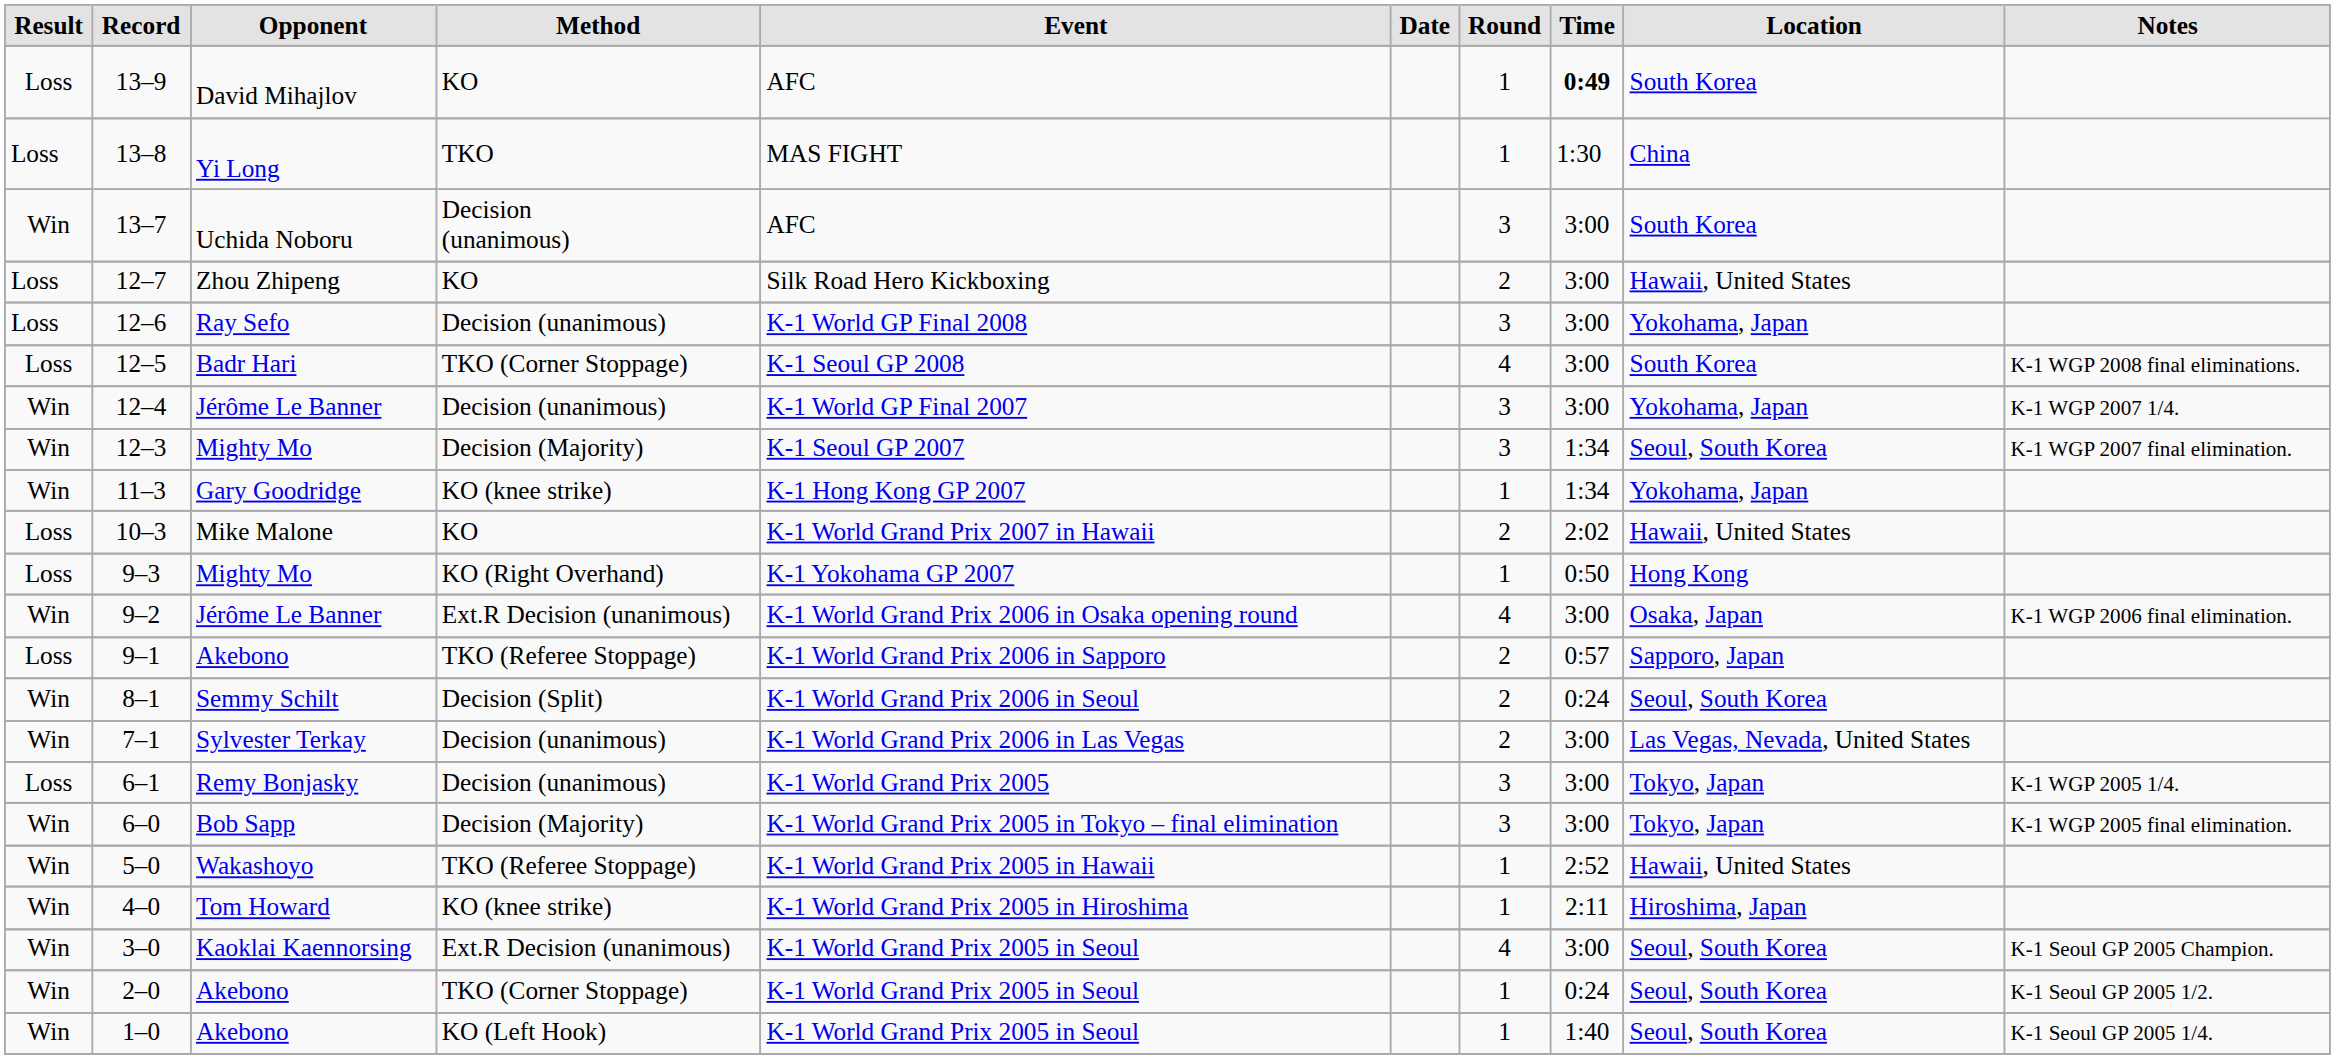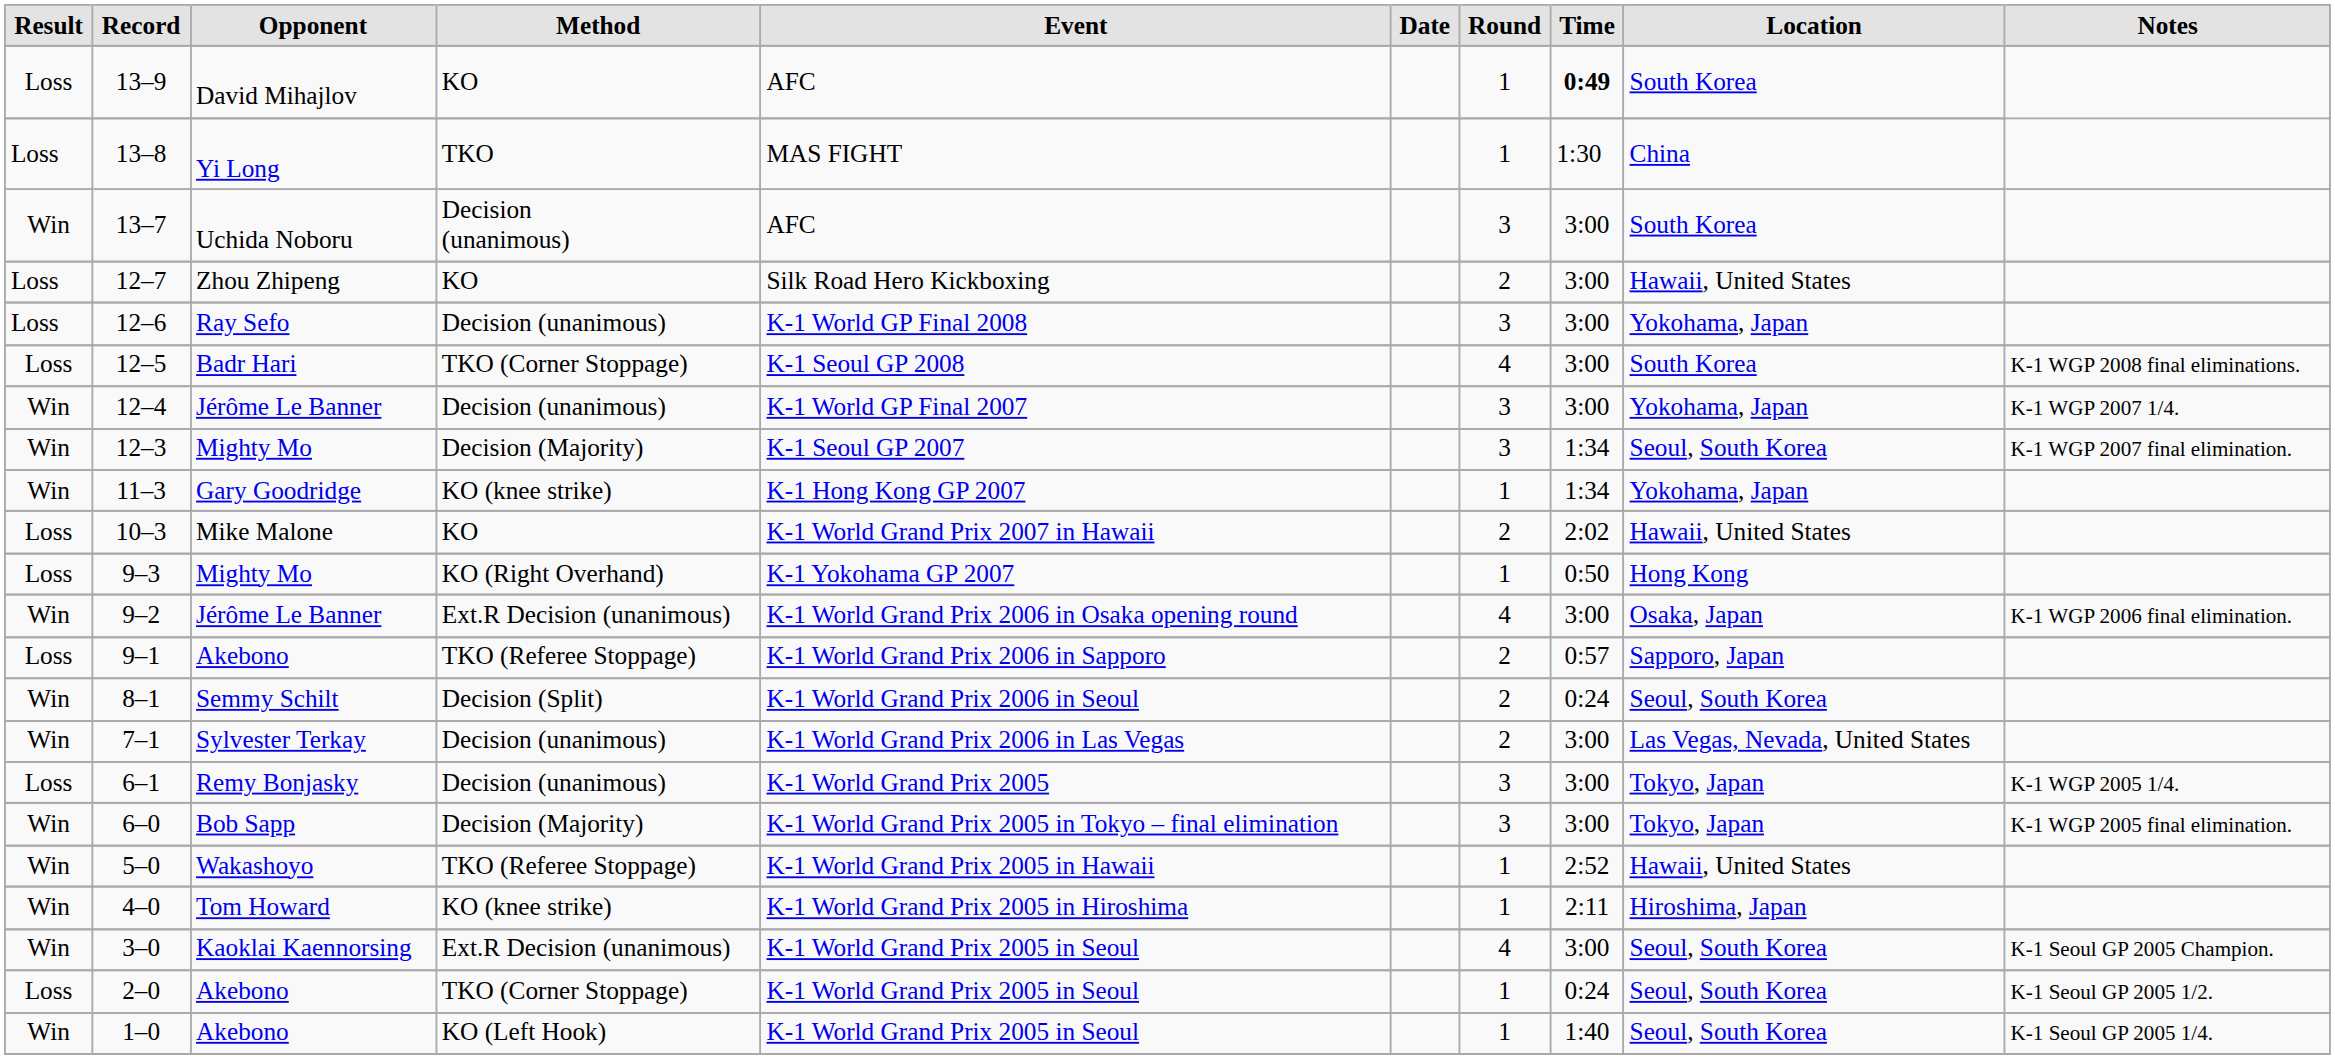(49, 990) Win -> (49, 990) Loss
